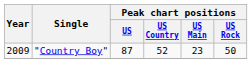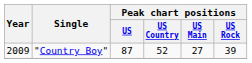(197, 50) 23 -> (197, 50) 27
(230, 50) 50 -> (230, 50) 39
